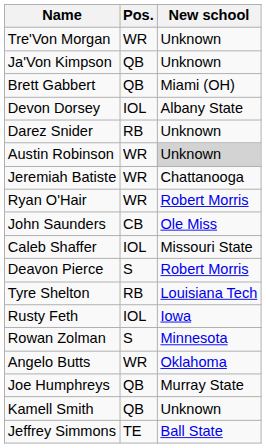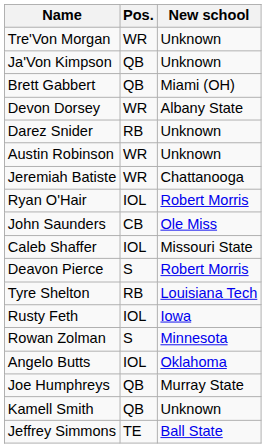(135, 108) IOL -> (135, 108) WR
(191, 154) lightgrey background -> (191, 154) no background
(135, 200) WR -> (135, 200) IOL
(135, 362) WR -> (135, 362) IOL
